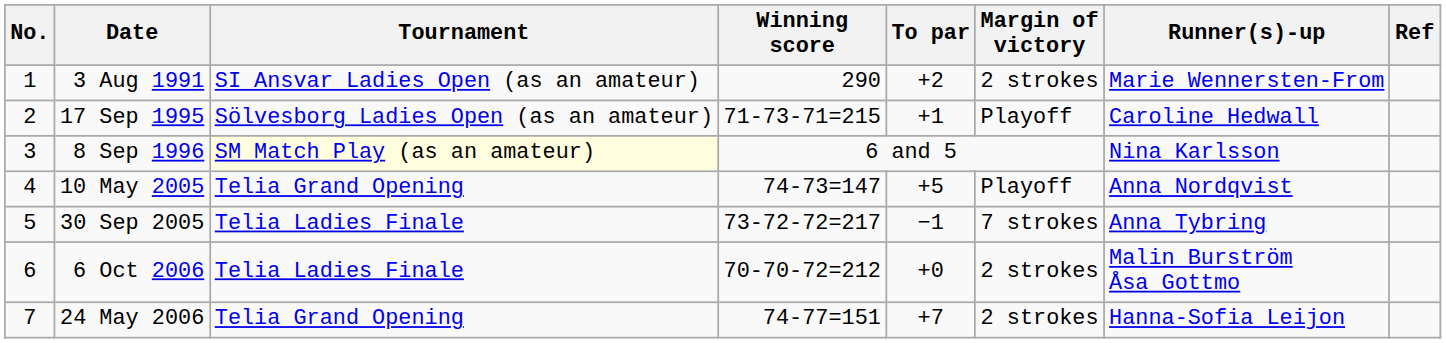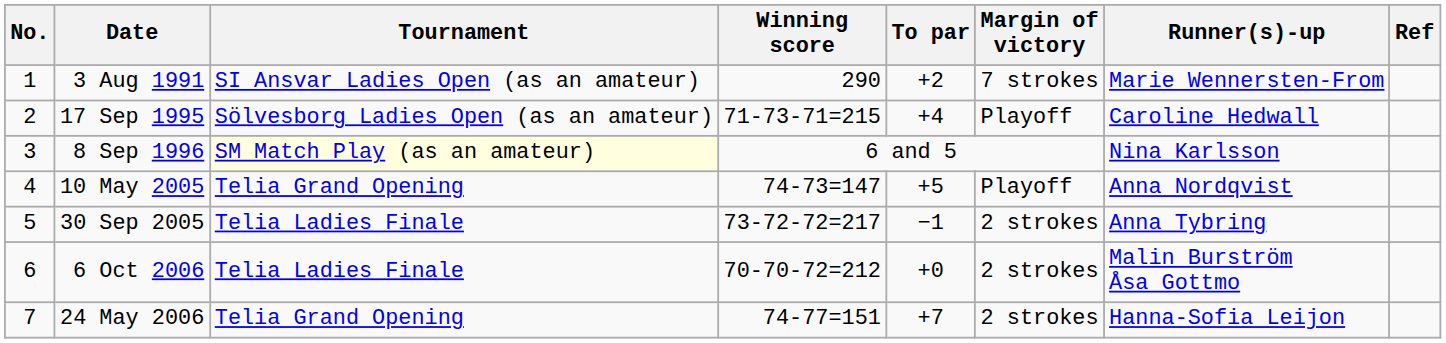(1040, 83) 2 strokes -> (1040, 83) 7 strokes
(931, 118) +1 -> (931, 118) +4
(1040, 224) 7 strokes -> (1040, 224) 2 strokes
